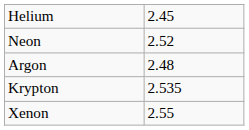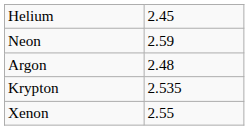(161, 40) 2.52 -> (161, 40) 2.59
